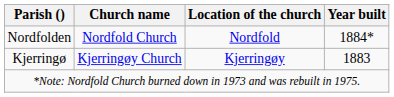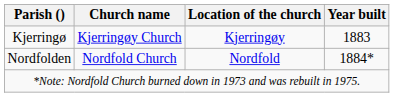rows swapped: (39, 37) <-> (39, 59)
